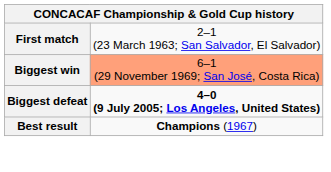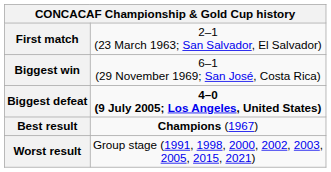(207, 70) lightsalmon background -> (208, 70) no background
+ row: (47, 152)
